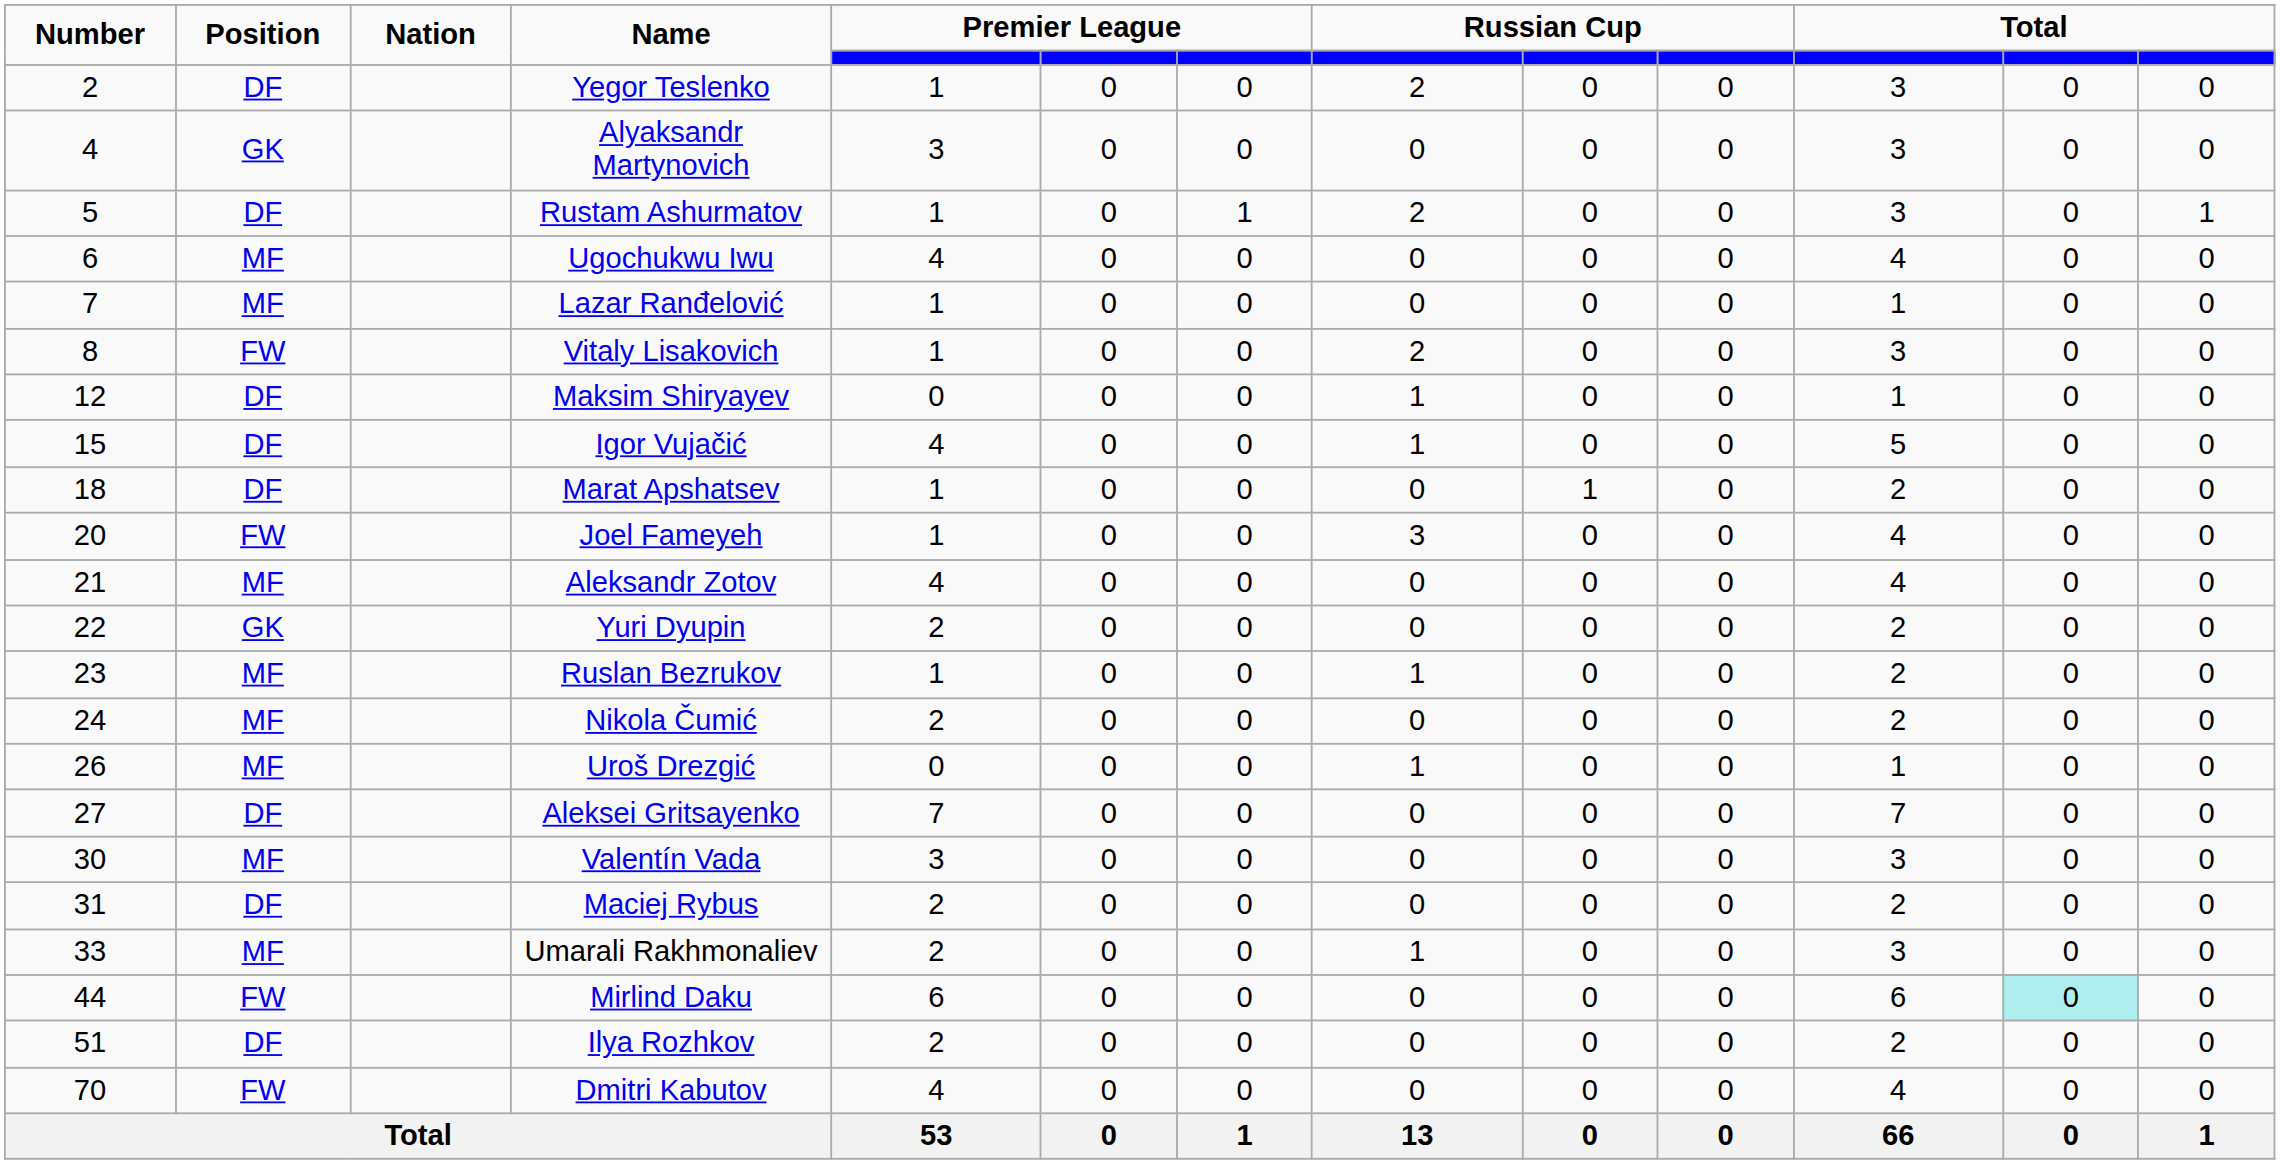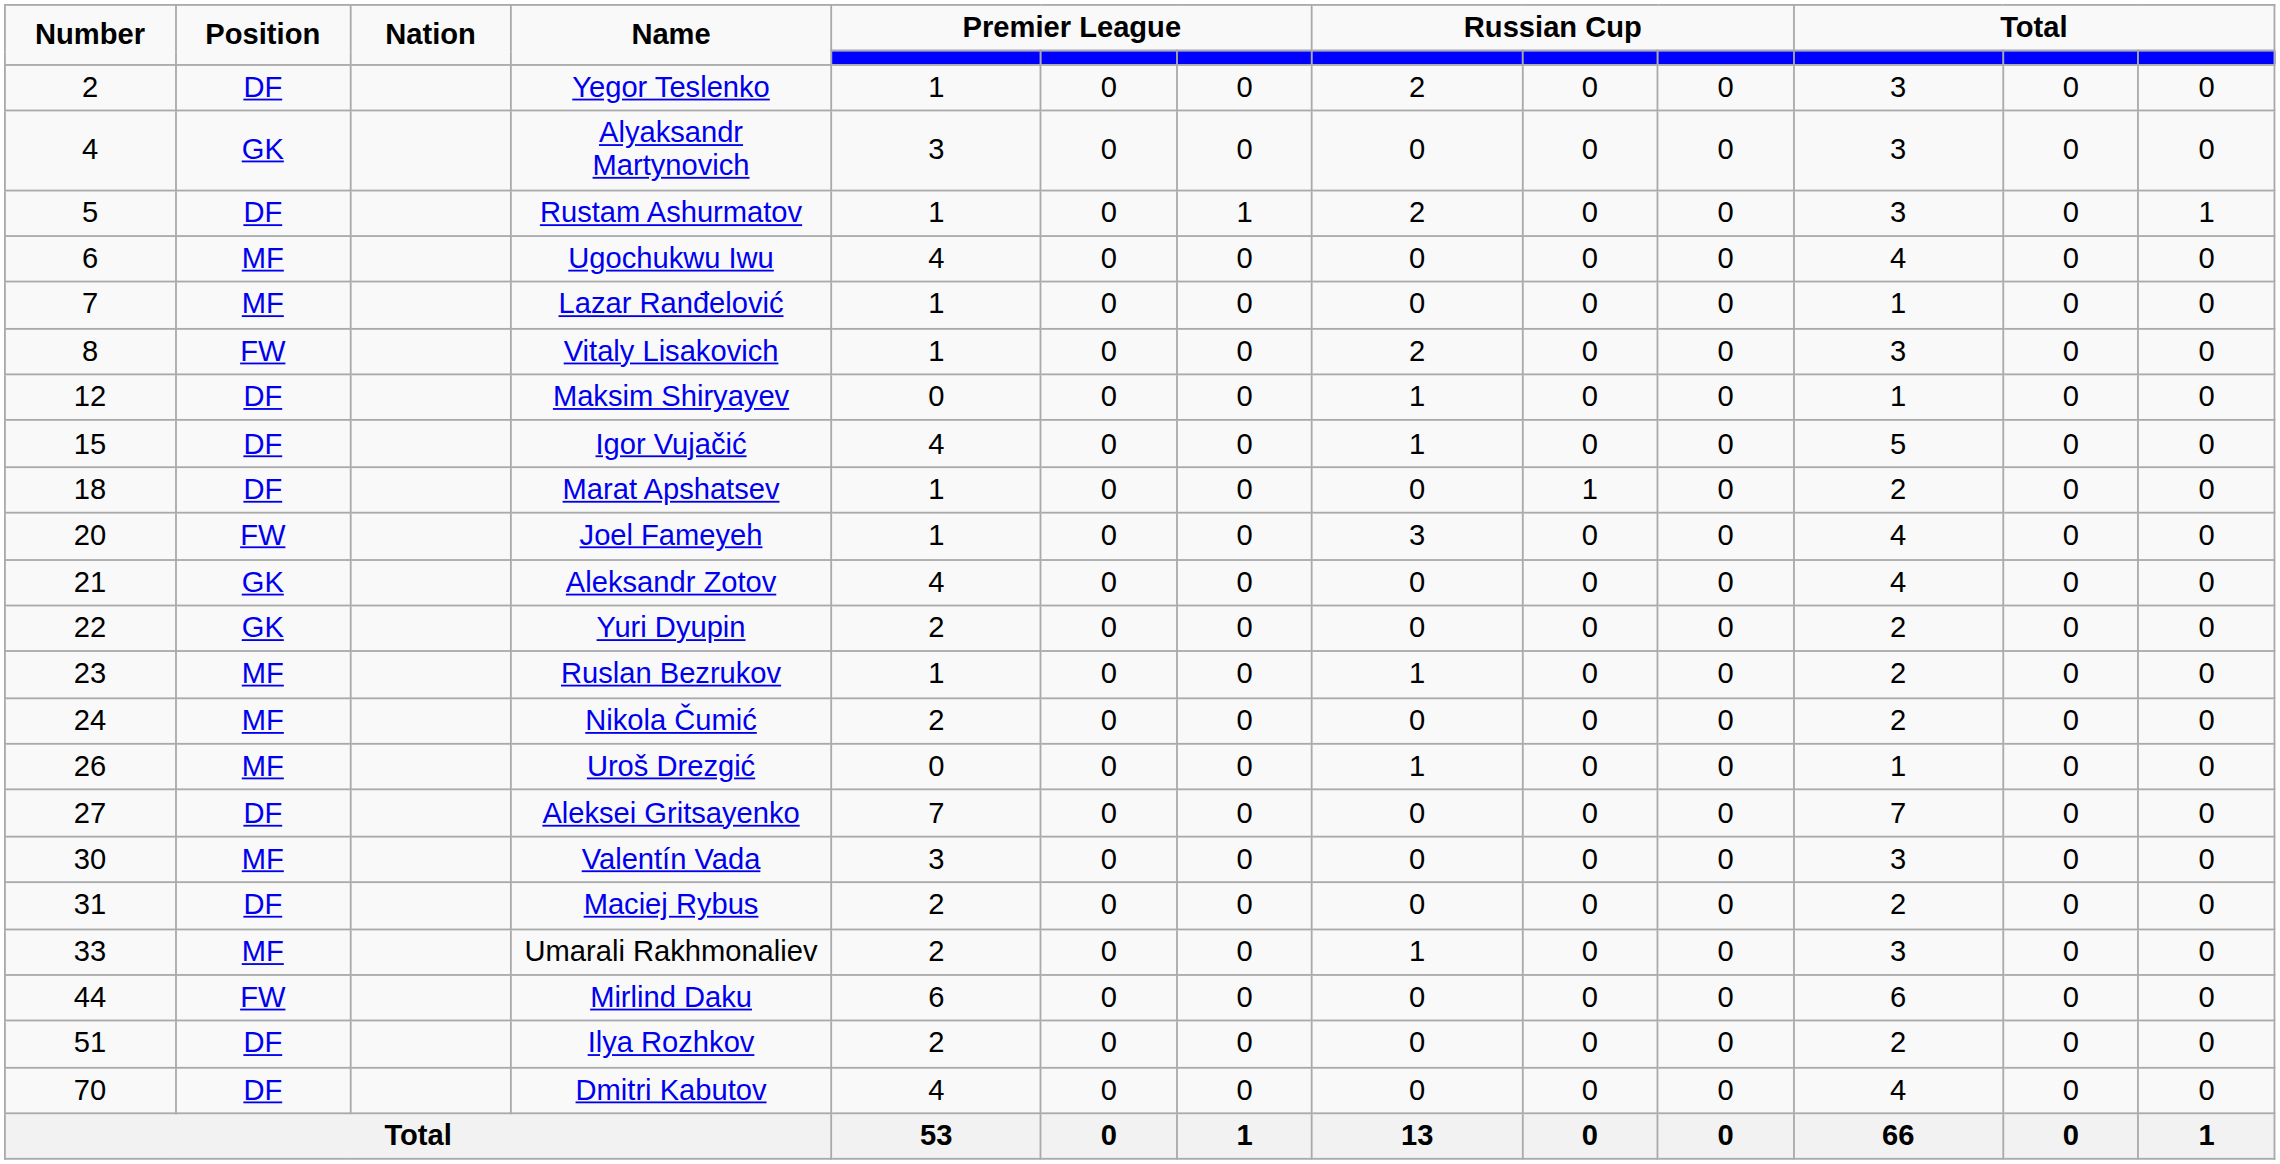(263, 581) MF -> (263, 581) GK
(2071, 997) paleturquoise background -> (2071, 997) no background
(263, 1089) FW -> (263, 1089) DF
